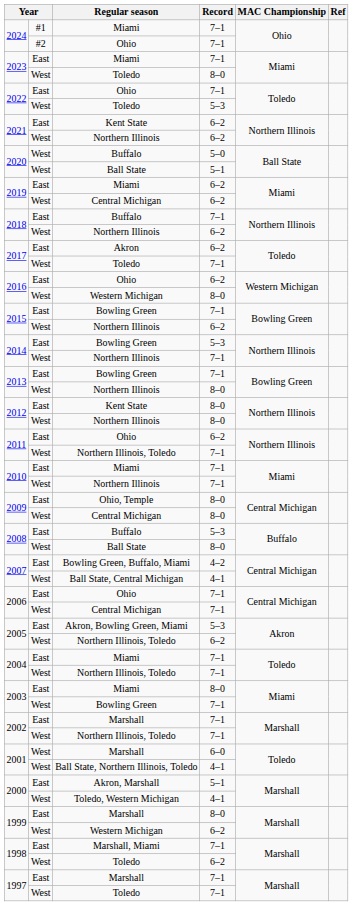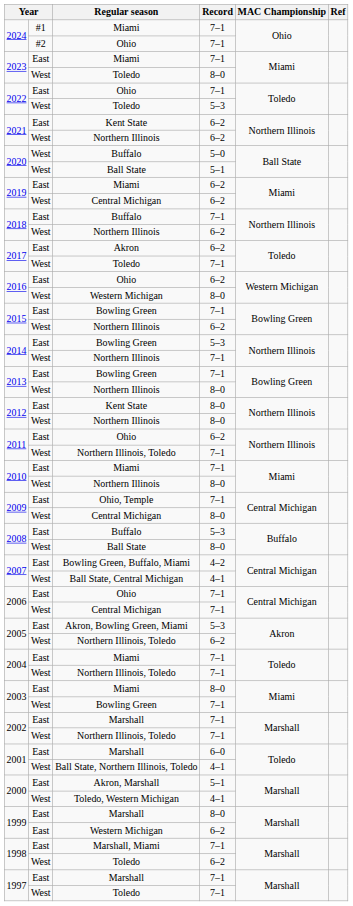(218, 484) 7–1 -> (218, 484) 8–0
(218, 500) 8–0 -> (218, 500) 7–1
(41, 751) West -> (41, 751) East
(41, 830) West -> (41, 830) East
